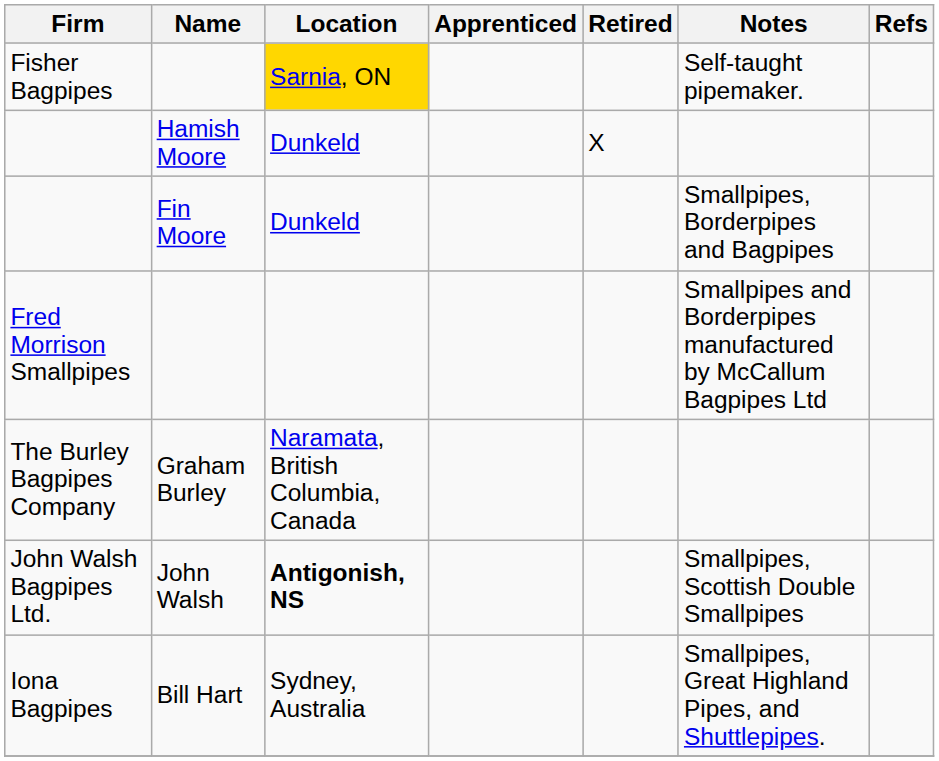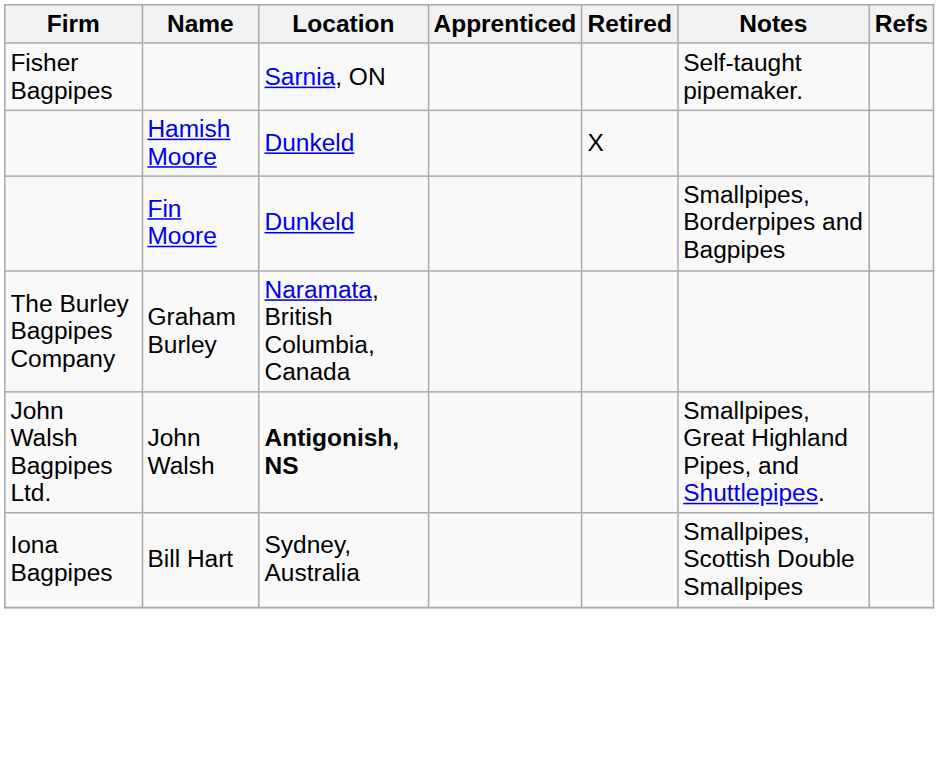(331, 76) gold background -> (325, 76) no background
- row: (70, 344)
(770, 587) Smallpipes, Scottish Double Smallpipes -> (766, 452) Smallpipes, Great Highland Pipes, and Shuttlepipes.
(766, 695) Smallpipes, Great Highland Pipes, and Shuttlepipes. -> (769, 559) Smallpipes, Scottish Double Smallpipes
